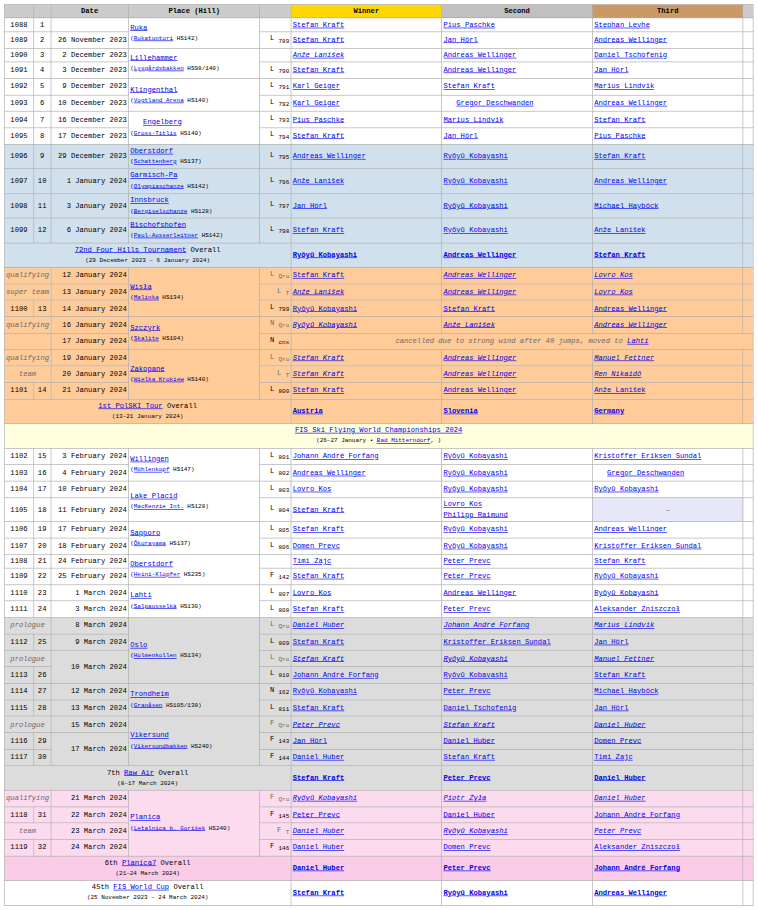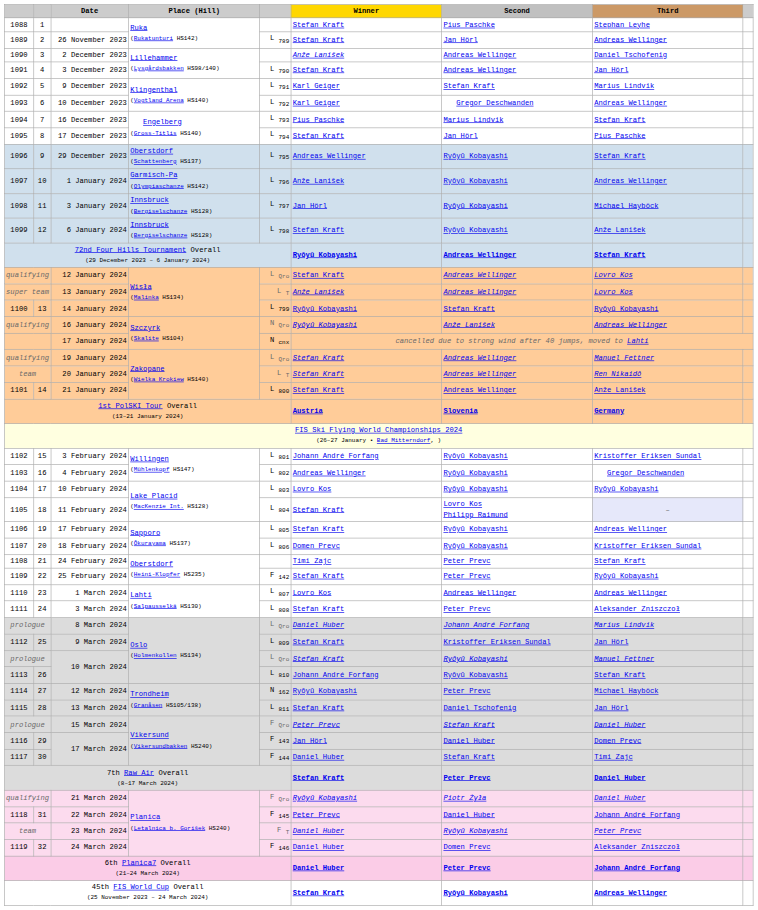(177, 230) Bischofshofen (Paul-Ausserleitner HS142) -> (171, 230) Innsbruck (Bergiselschanze HS128)
(631, 309) Andreas Wellinger -> (626, 309) Ryōyū Kobayashi
(626, 593) Ryōyū Kobayashi -> (631, 593) Andreas Wellinger
